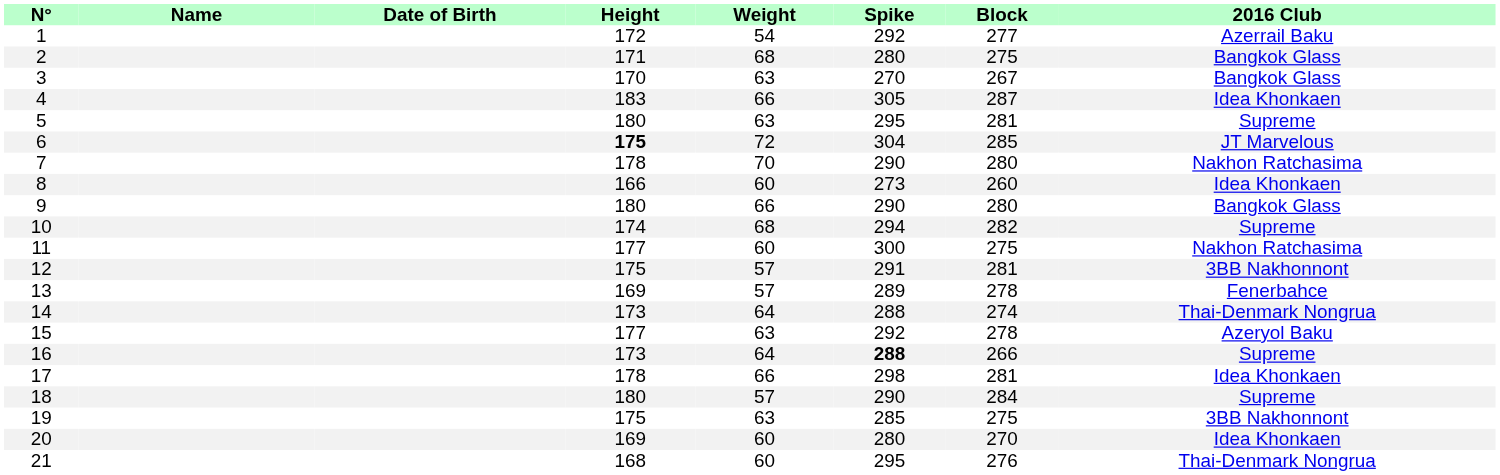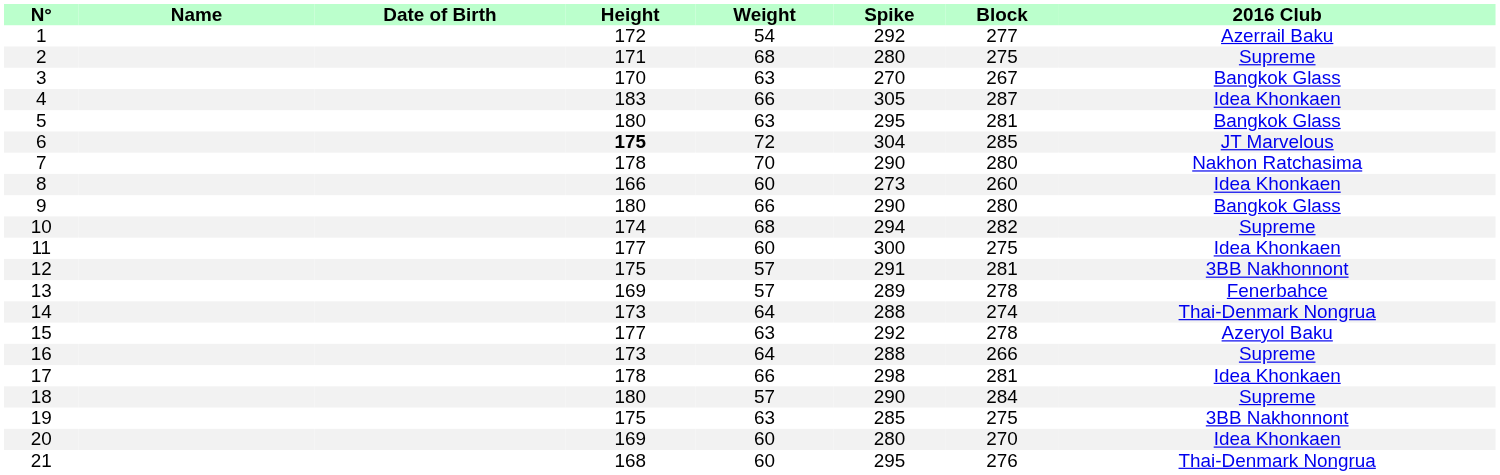(1277, 57) Bangkok Glass -> (1277, 57) Supreme
(1277, 120) Supreme -> (1277, 120) Bangkok Glass
(1277, 248) Nakhon Ratchasima -> (1277, 248) Idea Khonkaen
(889, 354) bold -> (889, 354) normal
